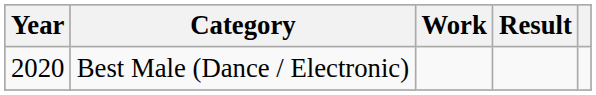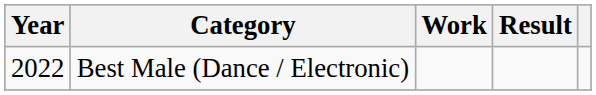(38, 68) 2020 -> (38, 68) 2022
